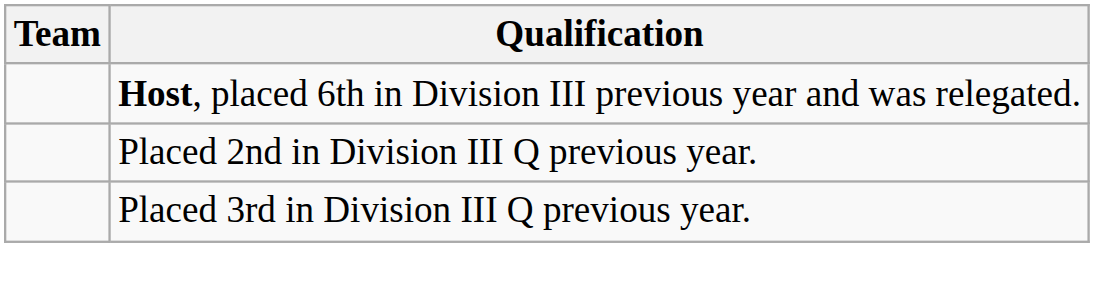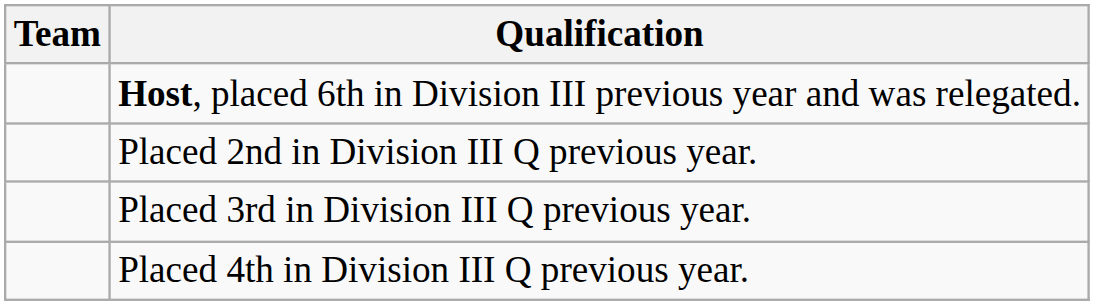+ row: (434, 269)
